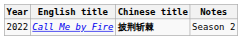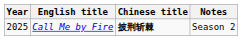(17, 27) 2022 -> (17, 27) 2025
